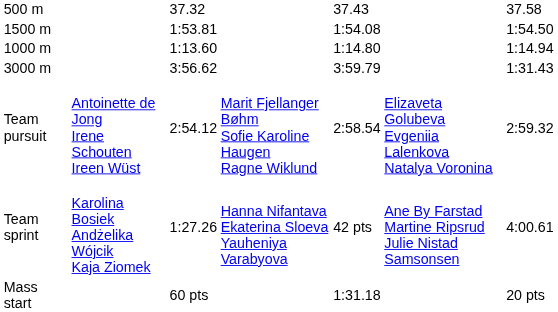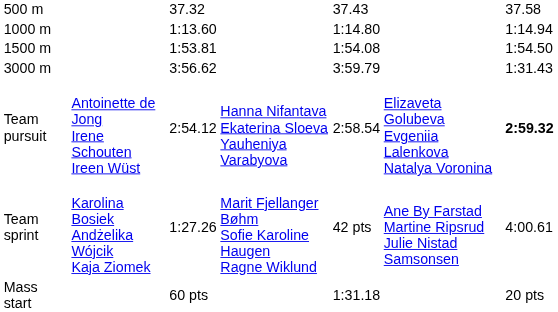rows swapped: (27, 48) <-> (27, 29)
(270, 136) Marit Fjellanger Bøhm Sofie Karoline Haugen Ragne Wiklund -> (274, 136) Hanna Nifantava Ekaterina Sloeva Yauheniya Varabyova
(530, 128) normal -> (530, 128) bold
(274, 235) Hanna Nifantava Ekaterina Sloeva Yauheniya Varabyova -> (269, 235) Marit Fjellanger Bøhm Sofie Karoline Haugen Ragne Wiklund
